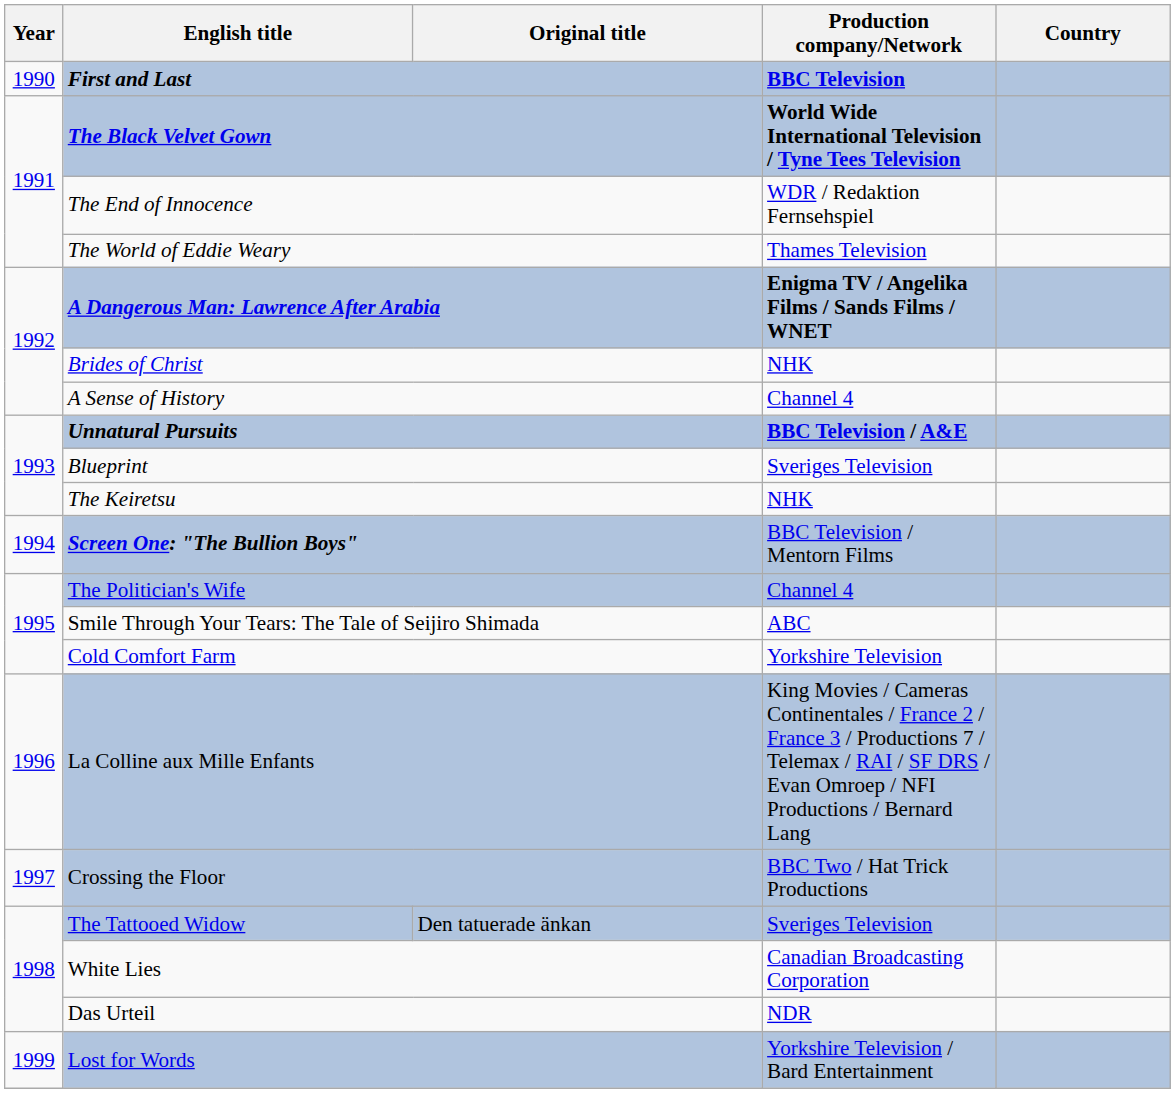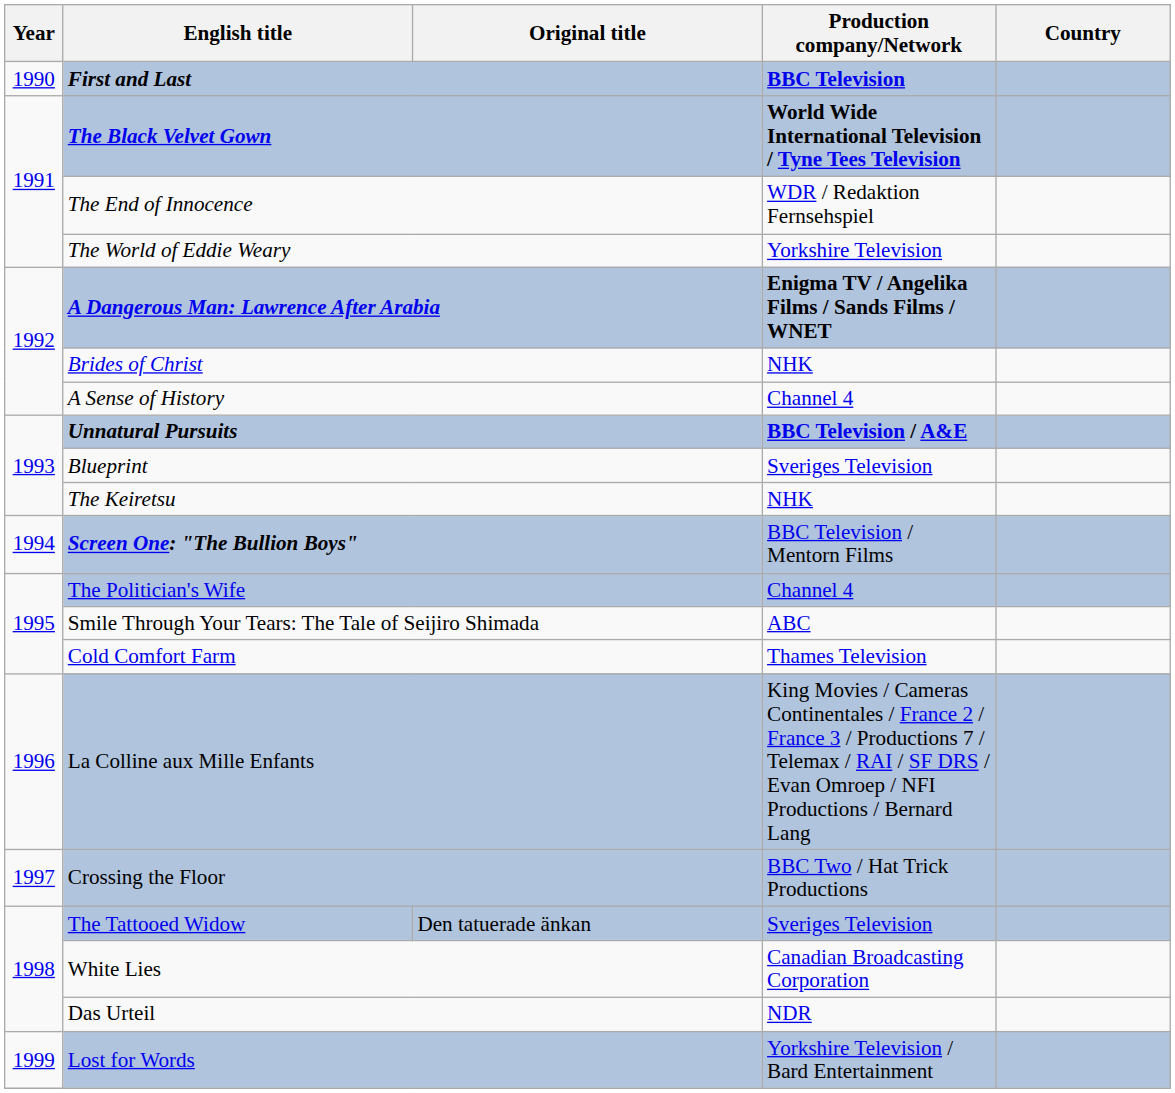(847, 250) Thames Television -> (855, 250) Yorkshire Television
(855, 656) Yorkshire Television -> (847, 656) Thames Television
